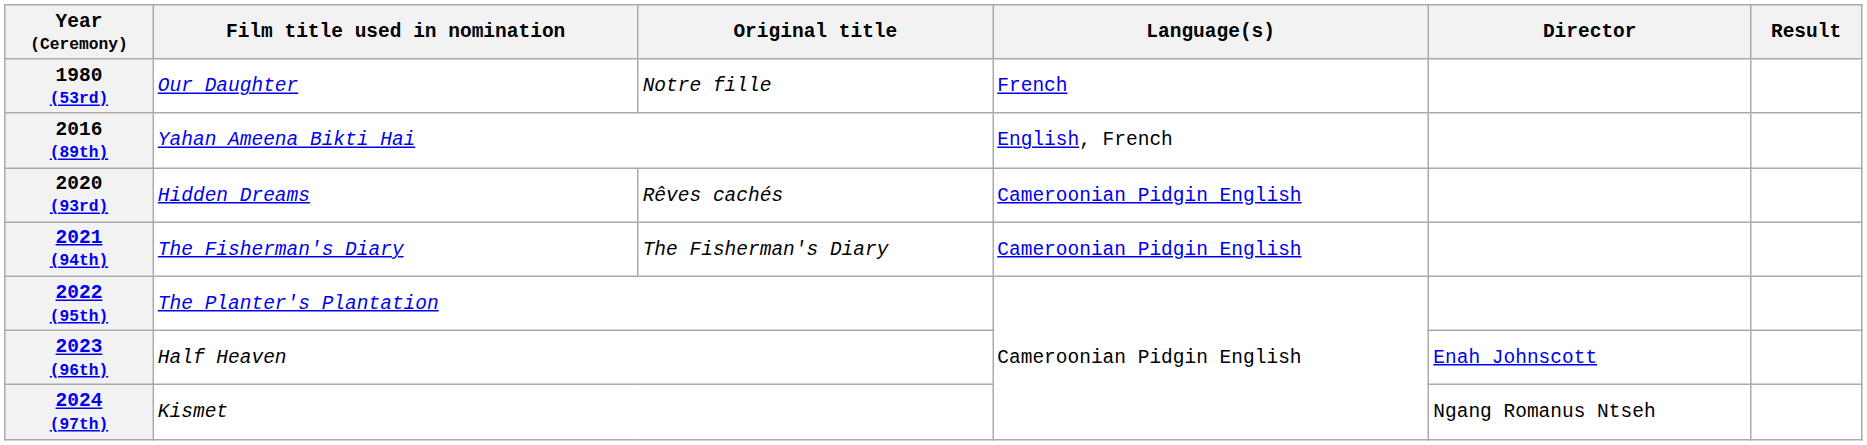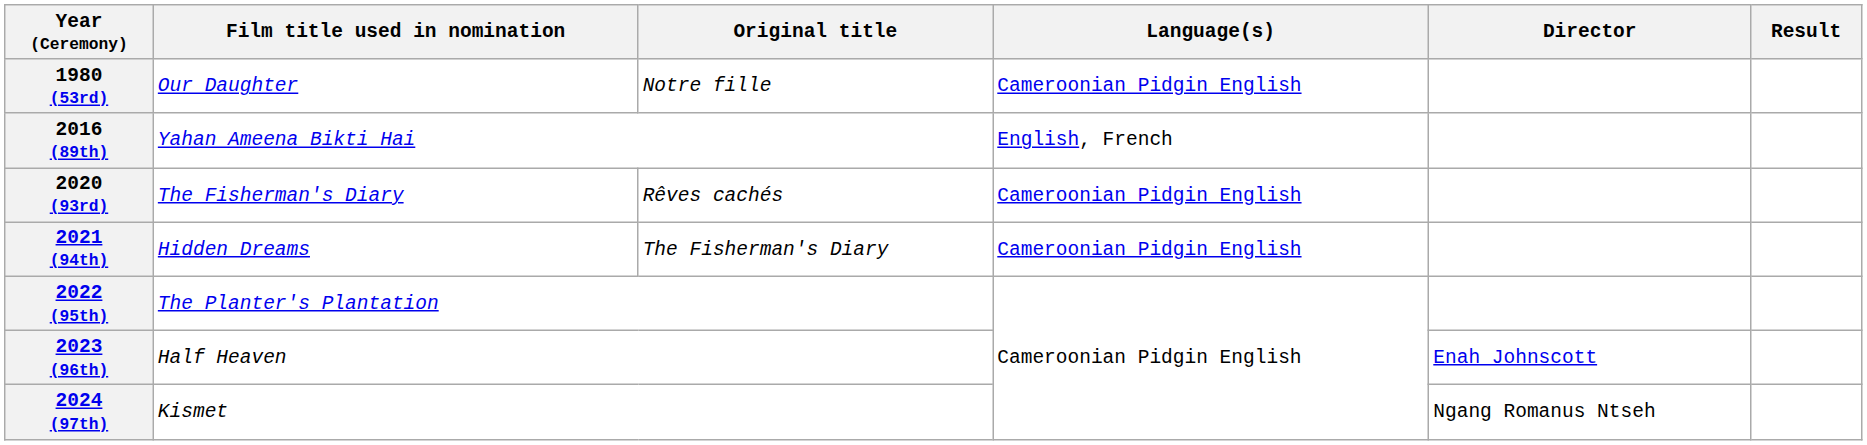(1032, 86) French -> (1149, 86) Cameroonian Pidgin English
(234, 195) Hidden Dreams -> (281, 195) The Fisherman's Diary
(281, 249) The Fisherman's Diary -> (234, 249) Hidden Dreams
